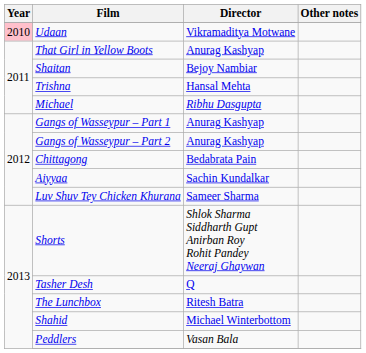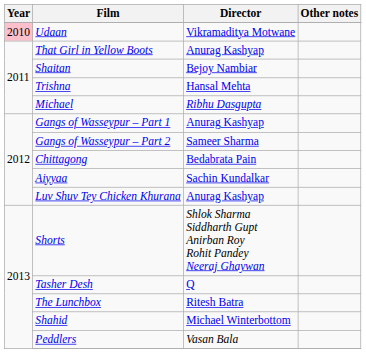(225, 141) Anurag Kashyap -> (222, 141) Sameer Sharma
(222, 196) Sameer Sharma -> (225, 196) Anurag Kashyap
